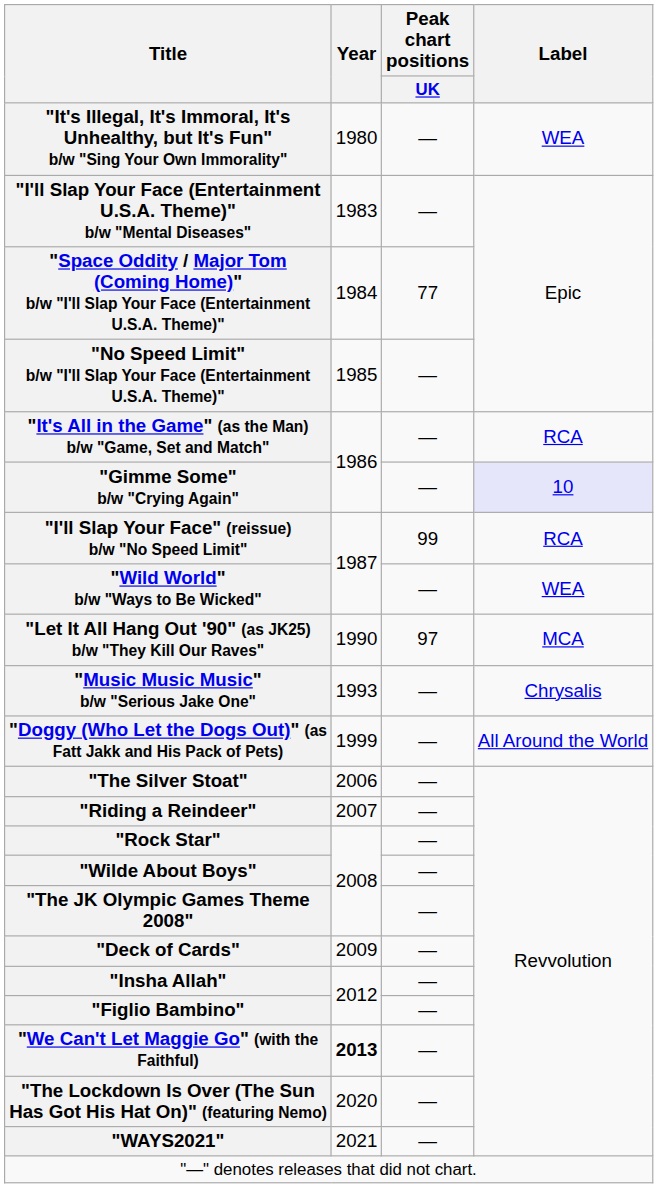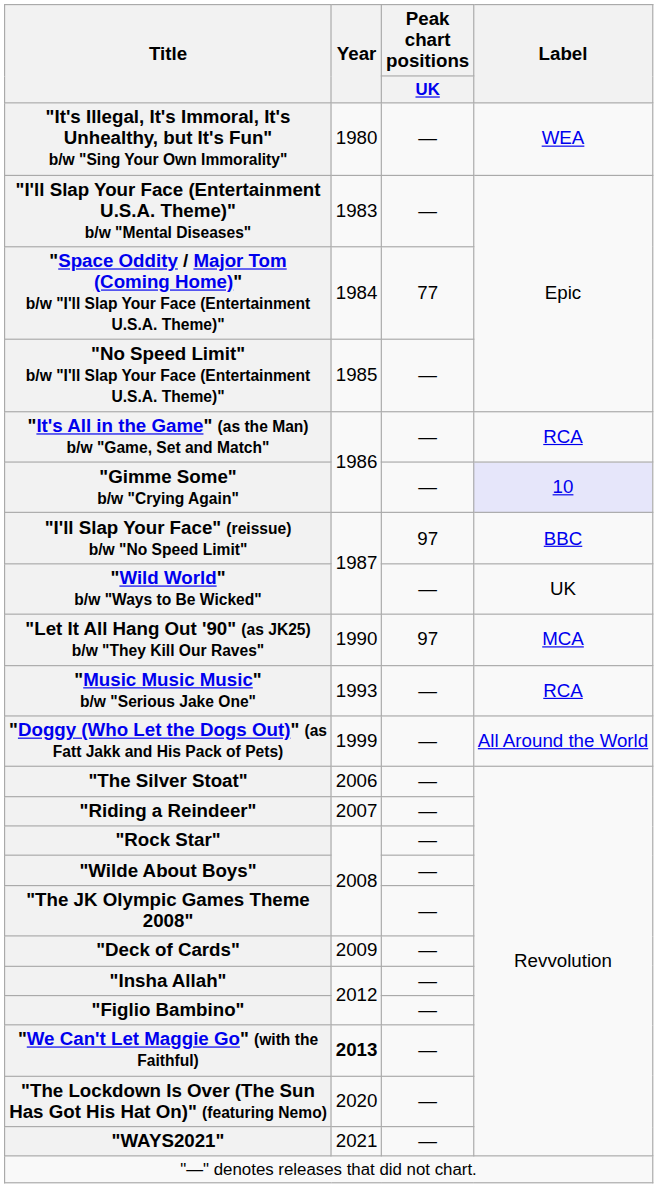(428, 538) 99 -> (428, 538) 97
(563, 538) RCA -> (563, 538) BBC
(563, 588) WEA -> (563, 588) UK
(563, 690) Chrysalis -> (563, 690) RCA
